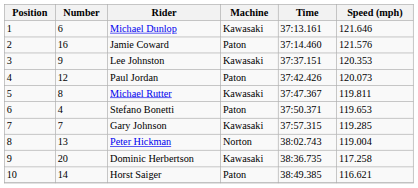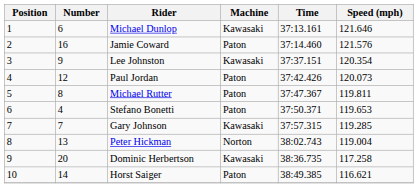(356, 61) 120.353 -> (356, 61) 120.354
(243, 93) Kawasaki -> (235, 93) Paton
